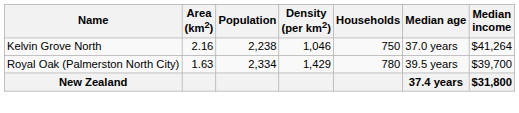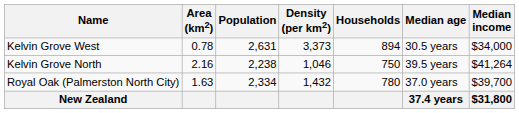+ row: (53, 46)
(431, 46) 37.0 years -> (431, 64) 39.5 years
(317, 64) 1,429 -> (317, 82) 1,432
(431, 64) 39.5 years -> (431, 82) 37.0 years
